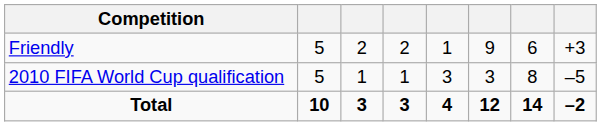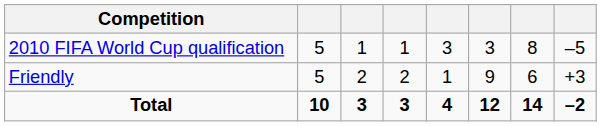rows swapped: (41, 47) <-> (147, 76)
